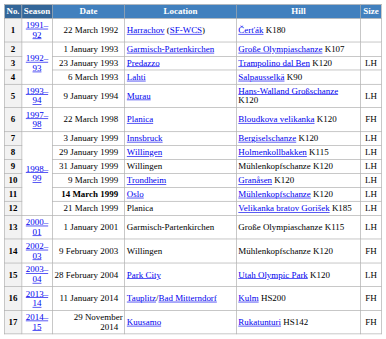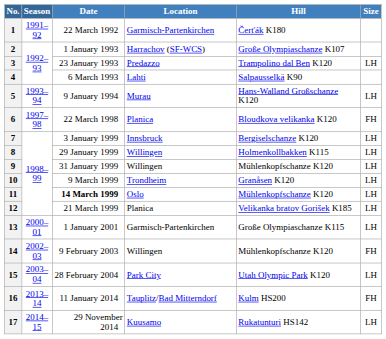(166, 30) Harrachov (SF-WCS) -> (171, 30) Garmisch-Partenkirchen
(171, 49) Garmisch-Partenkirchen -> (166, 49) Harrachov (SF-WCS)
(371, 322) FH -> (371, 322) LH
